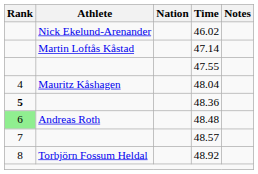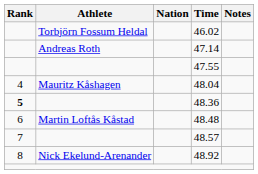(95, 31) Nick Ekelund-Arenander -> (93, 31) Torbjörn Fossum Heldal
(86, 48) Martin Loftås Kåstad -> (69, 48) Andreas Roth
(20, 119) lightgreen background -> (20, 119) no background
(69, 119) Andreas Roth -> (86, 119) Martin Loftås Kåstad
(93, 155) Torbjörn Fossum Heldal -> (95, 155) Nick Ekelund-Arenander
